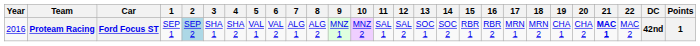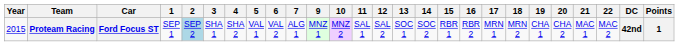- column: (317, 11)
(16, 29) 2016 -> (16, 29) 2015
(606, 29) bold -> (585, 29) normal
